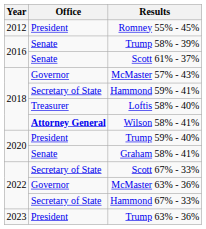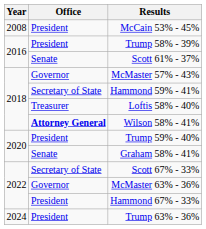+ row: (160, 28)
- row: (159, 28)
(44, 43) Senate -> (49, 43) President
(66, 201) Secretary of State -> (49, 201) President
(17, 216) 2023 -> (17, 216) 2024
